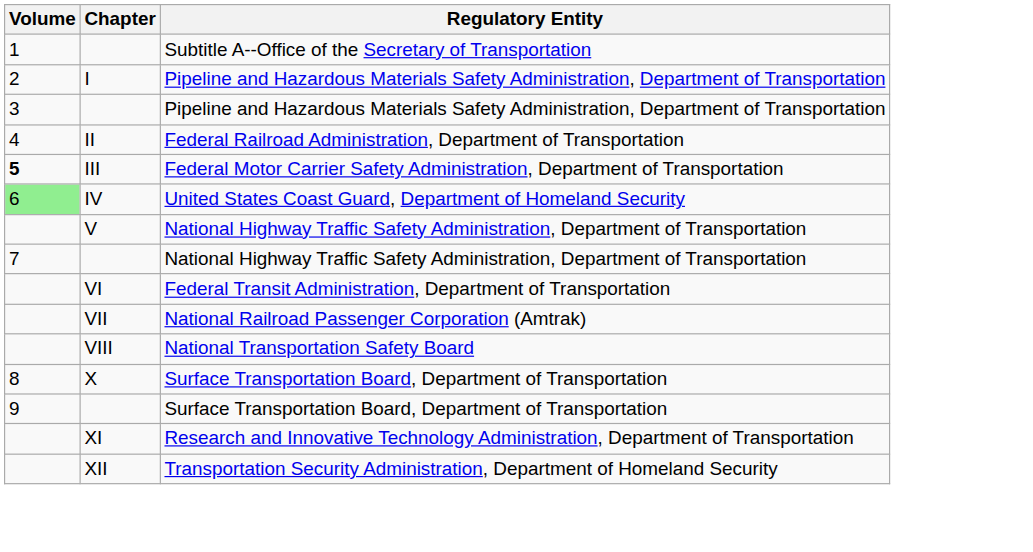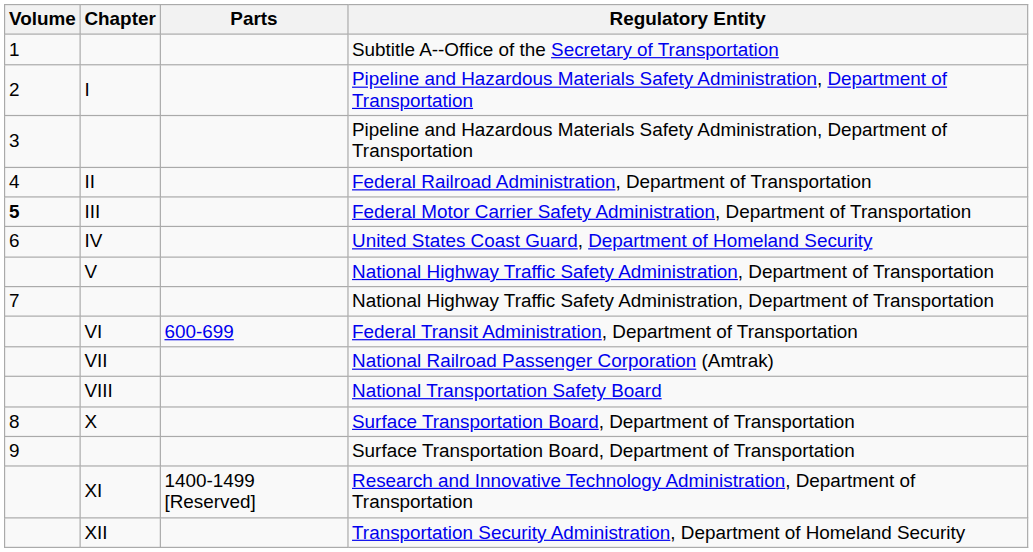+ column: (254, 19)
(14, 199) lightgreen background -> (14, 241) no background
